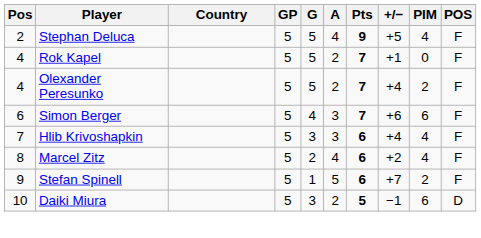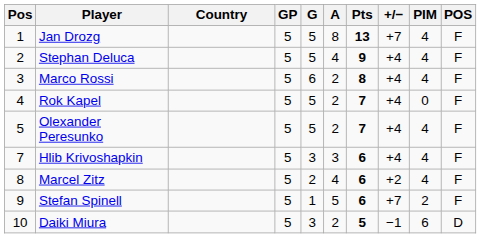+ row: (70, 36)
(394, 36) +5 -> (394, 57) +4
+ row: (76, 79)
(394, 57) +1 -> (394, 100) +4
(20, 86) 4 -> (20, 129) 5
(425, 86) 2 -> (425, 129) 4
- row: (80, 115)
